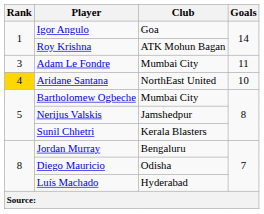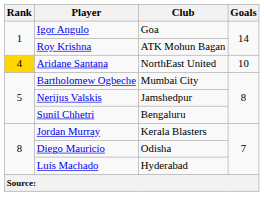- row: (73, 64)
(174, 132) Kerala Blasters -> (163, 115) Bengaluru
(163, 149) Bengaluru -> (174, 132) Kerala Blasters
